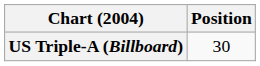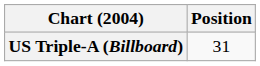(221, 46) 30 -> (221, 46) 31
